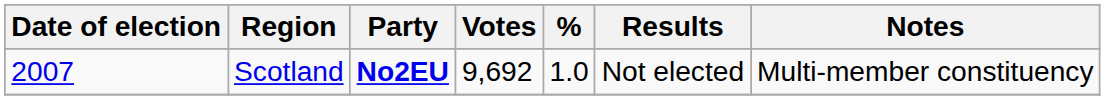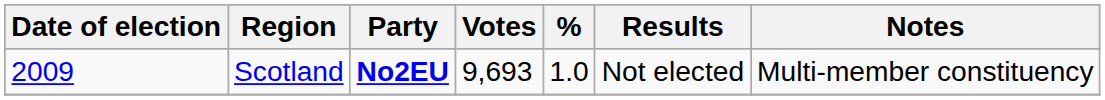(43, 71) 2007 -> (43, 71) 2009
(497, 71) 9,692 -> (497, 71) 9,693
